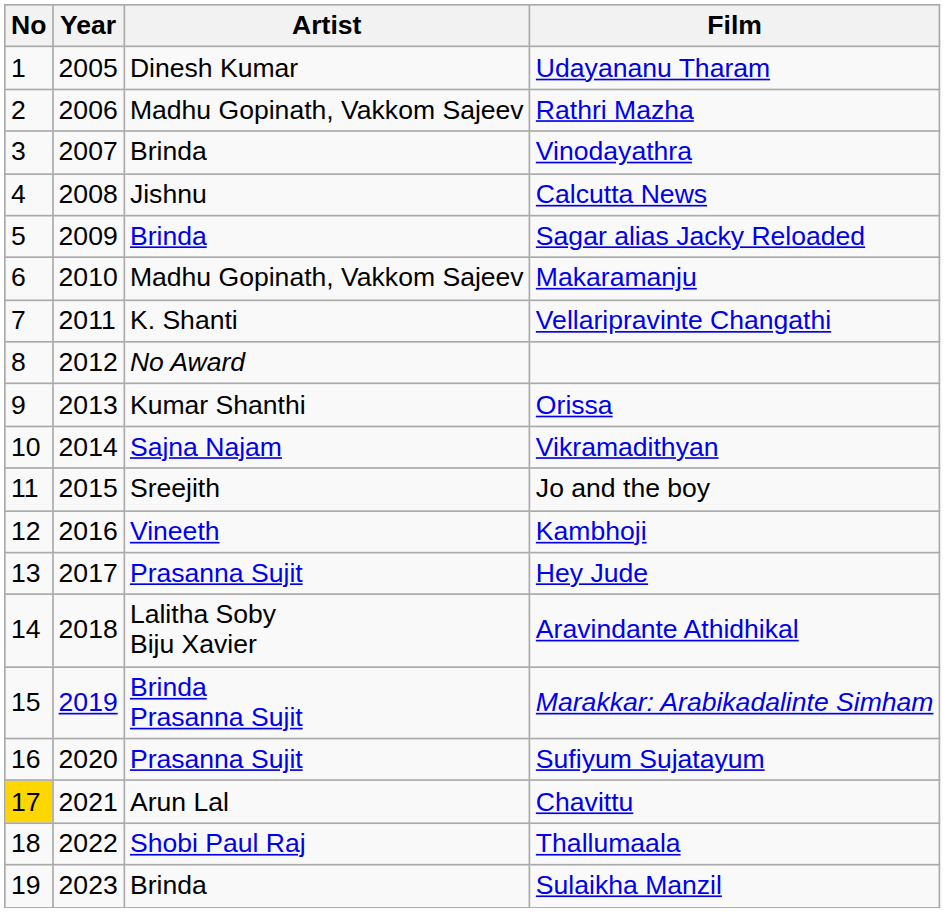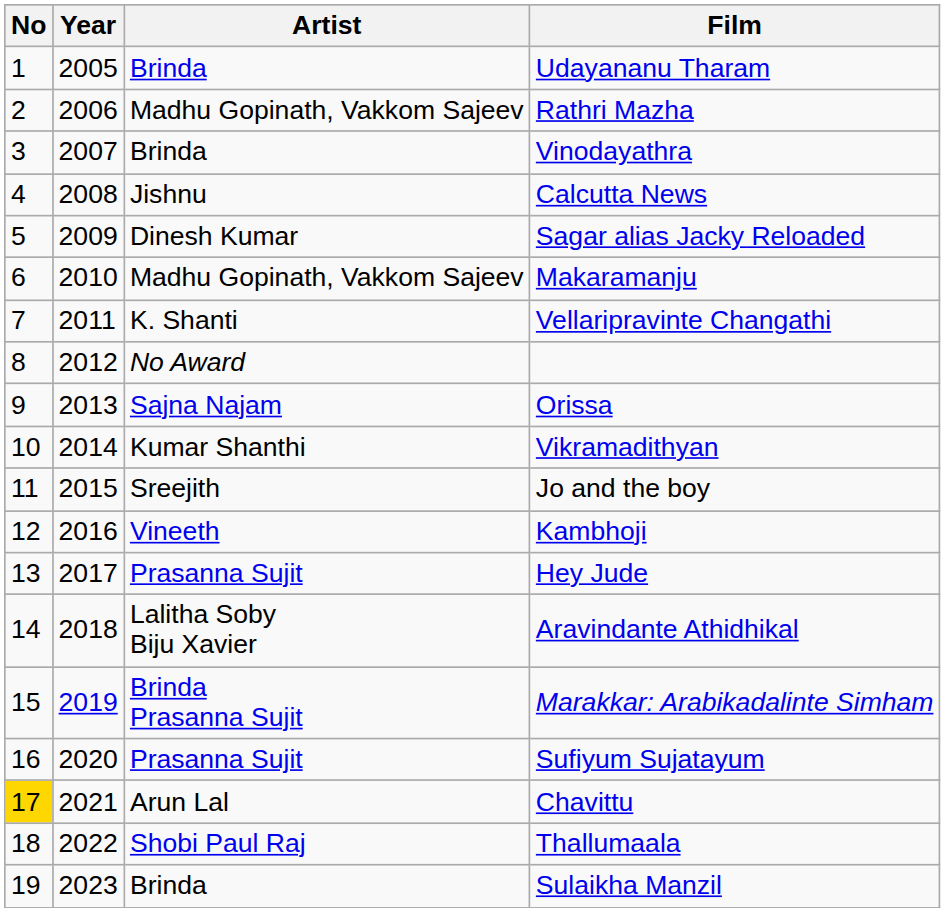(214, 67) Dinesh Kumar -> (168, 67) Brinda
(168, 236) Brinda -> (214, 236) Dinesh Kumar
(218, 404) Kumar Shanthi -> (206, 404) Sajna Najam
(206, 446) Sajna Najam -> (218, 446) Kumar Shanthi
